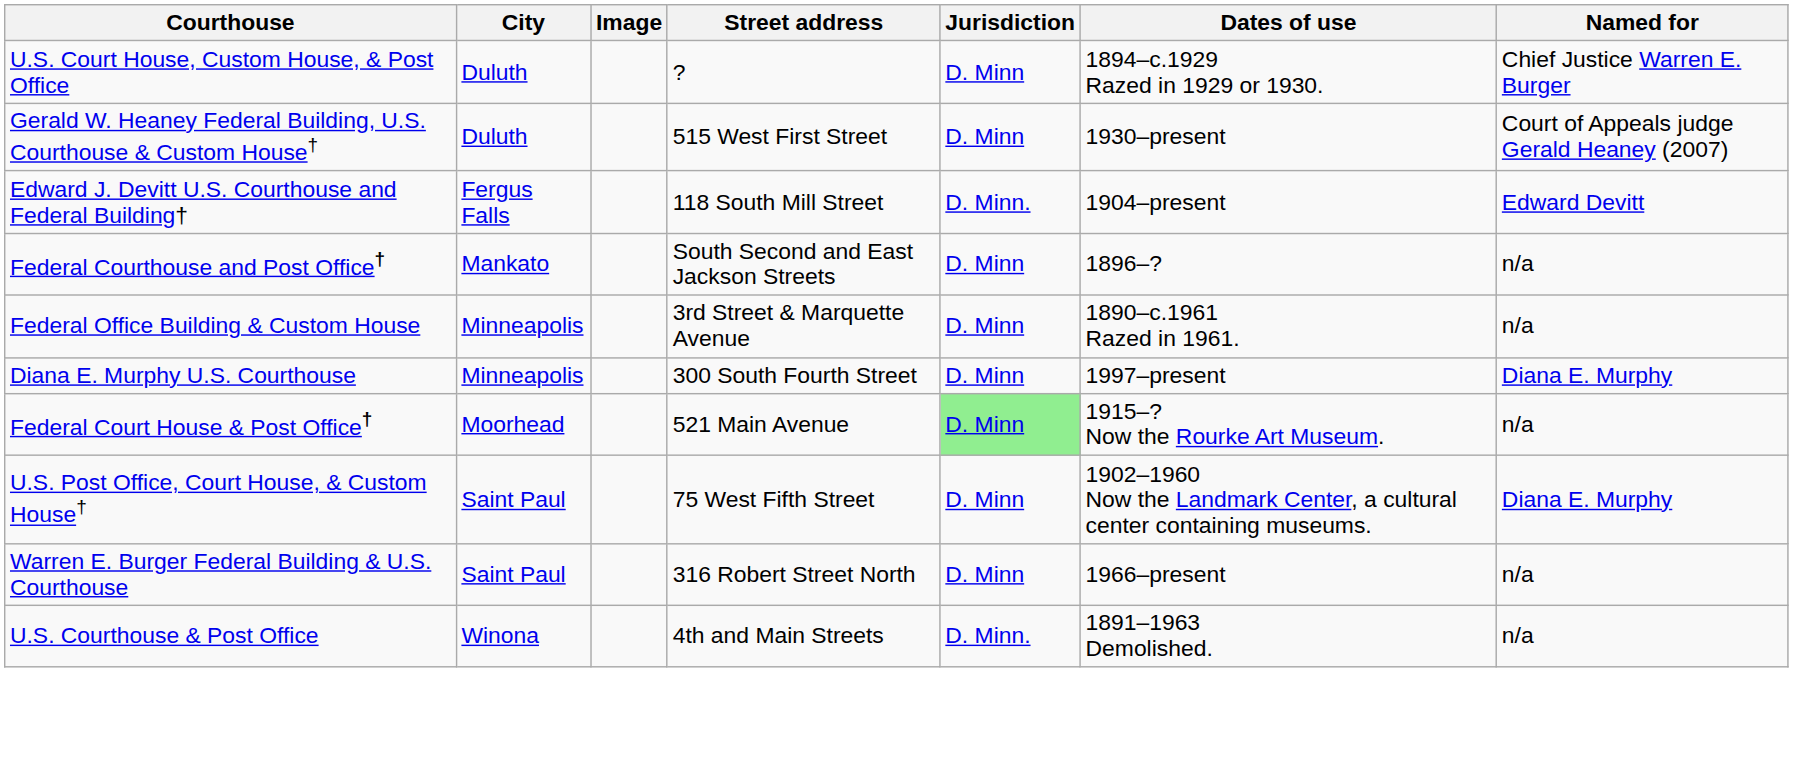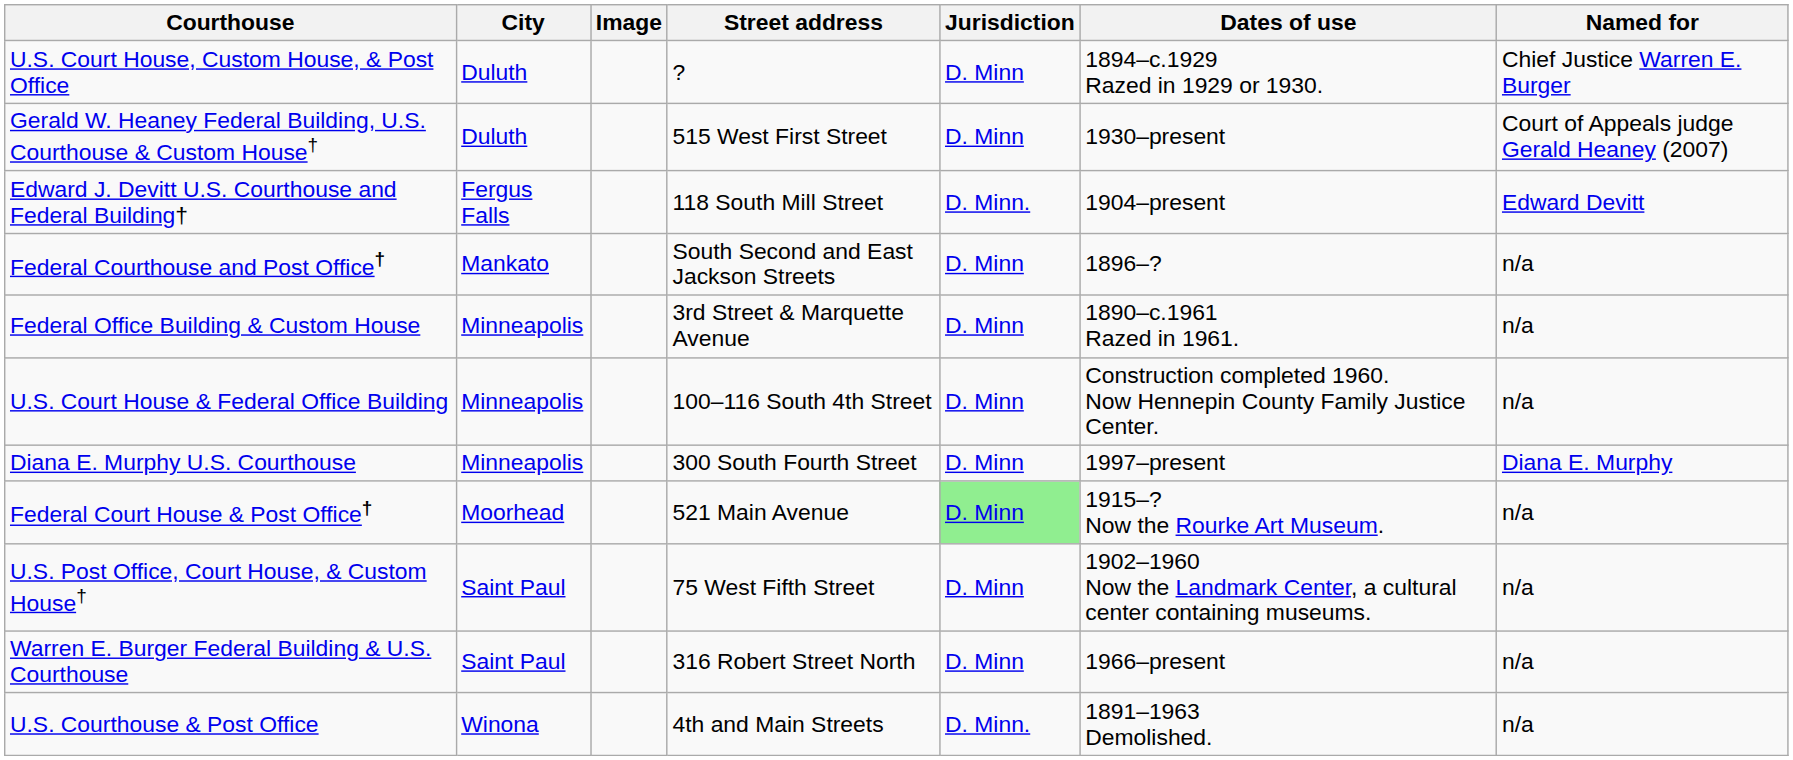+ row: (229, 400)
(1587, 499) Diana E. Murphy -> (1518, 587) n/a
